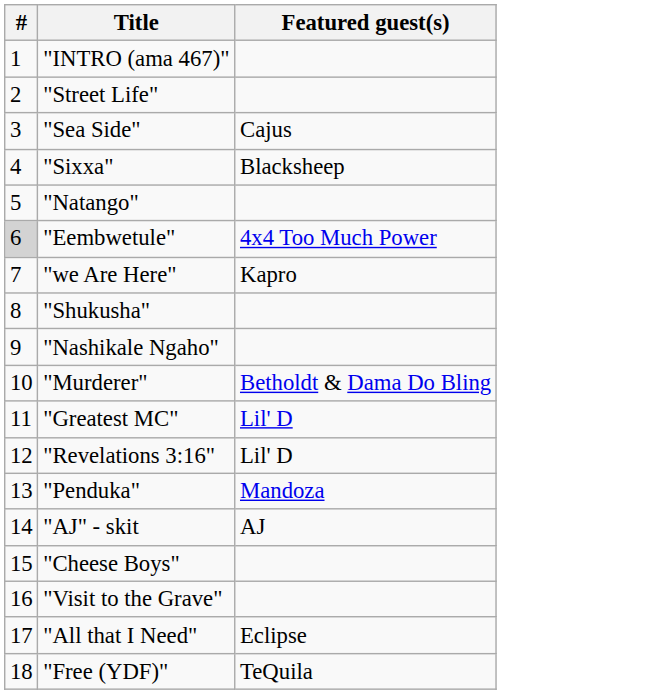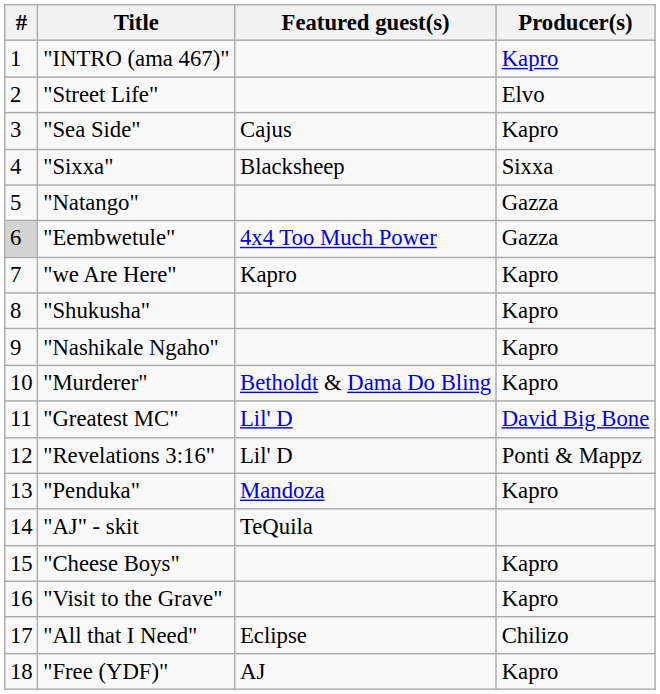+ column: (575, 22)
(253, 526) AJ -> (276, 526) TeQuila
(276, 671) TeQuila -> (253, 671) AJ
